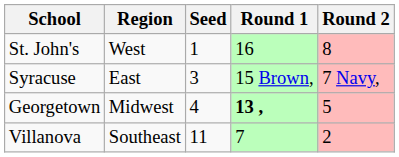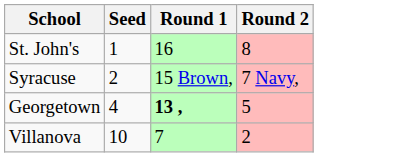- column: (145, 19)
(194, 78) 3 -> (113, 78) 2
(198, 136) 11 -> (118, 136) 10
